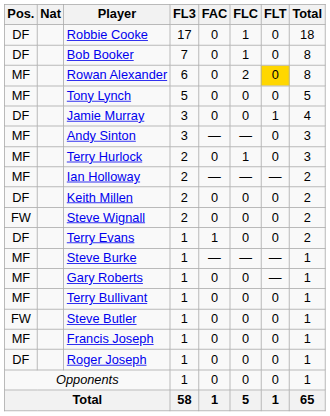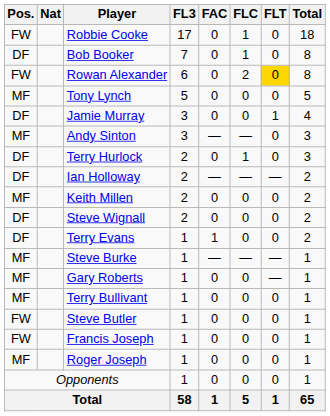(21, 34) DF -> (21, 34) FW
(21, 75) MF -> (21, 75) FW
(21, 156) MF -> (21, 156) DF
(21, 177) MF -> (21, 177) DF
(21, 197) DF -> (21, 197) MF
(21, 217) FW -> (21, 217) DF
(21, 339) MF -> (21, 339) FW
(21, 359) DF -> (21, 359) MF
